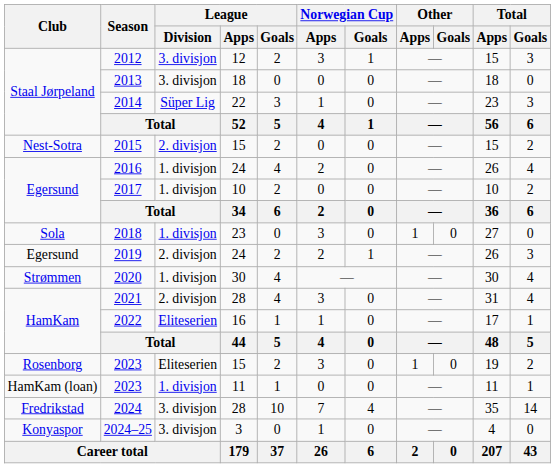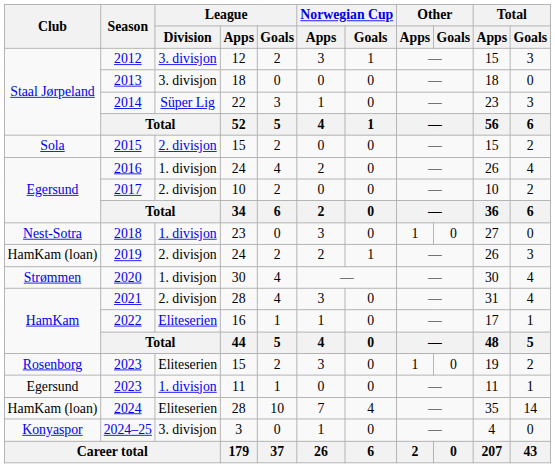(52, 146) Nest-Sotra -> (52, 146) Sola
(188, 189) 1. divisjon -> (188, 189) 2. divisjon
(52, 233) Sola -> (52, 233) Nest-Sotra
(52, 255) Egersund -> (52, 255) HamKam (loan)
(52, 386) HamKam (loan) -> (52, 386) Egersund
(52, 408) Fredrikstad -> (52, 408) HamKam (loan)
(188, 408) 3. divisjon -> (188, 408) Eliteserien
